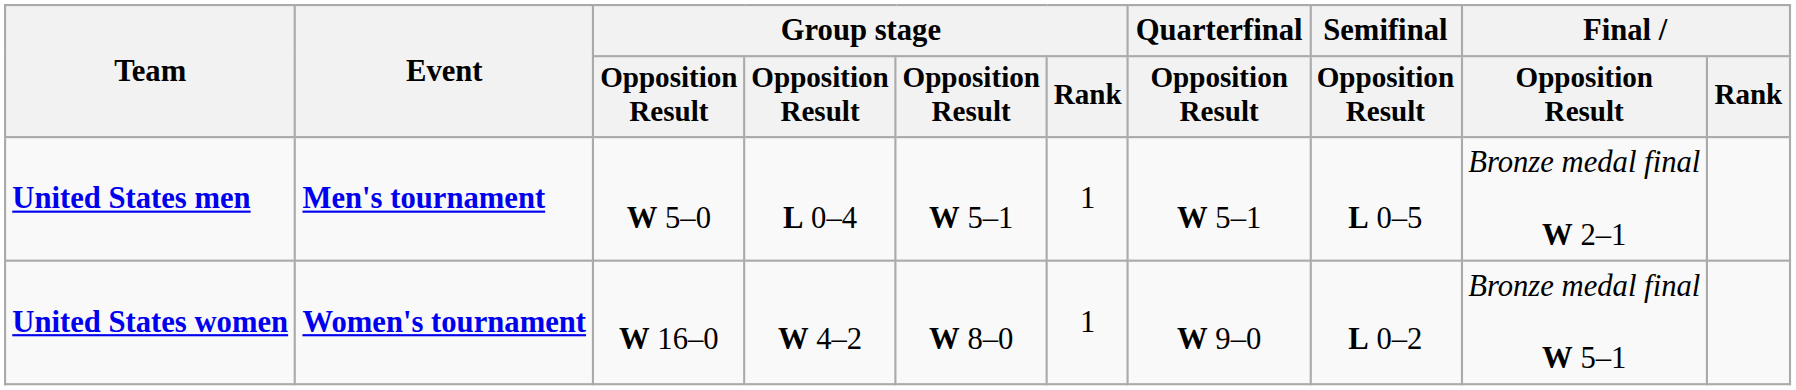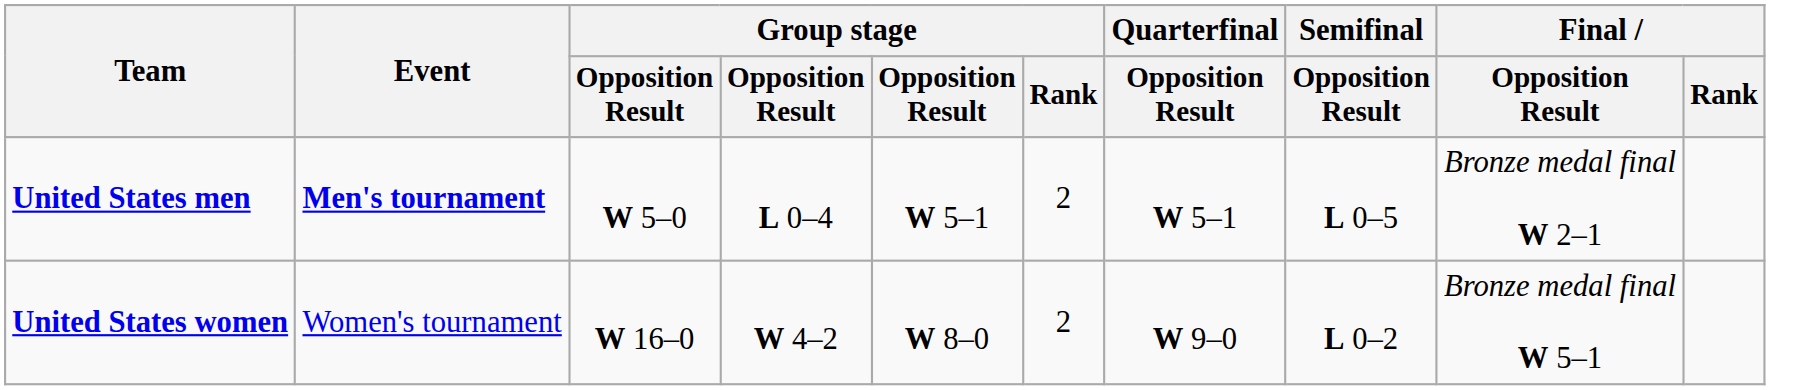(1088, 198) 1 -> (1063, 198) 2
(444, 321) bold -> (432, 321) normal
(1088, 321) 1 -> (1063, 321) 2
